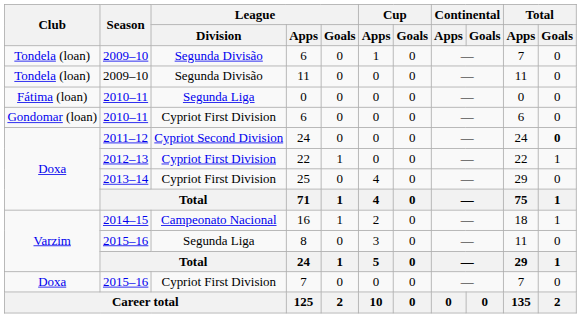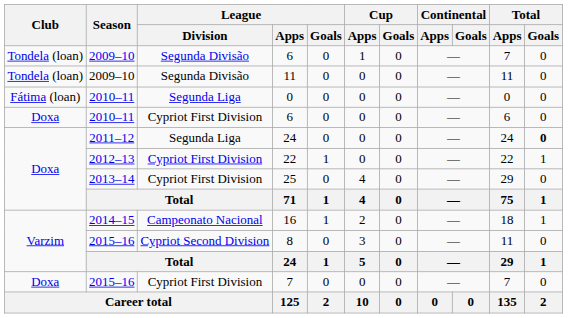(52, 117) Gondomar (loan) -> (45, 117) Doxa
(219, 138) Cypriot Second Division -> (205, 138) Segunda Liga
(219, 240) Segunda Liga -> (205, 240) Cypriot Second Division
